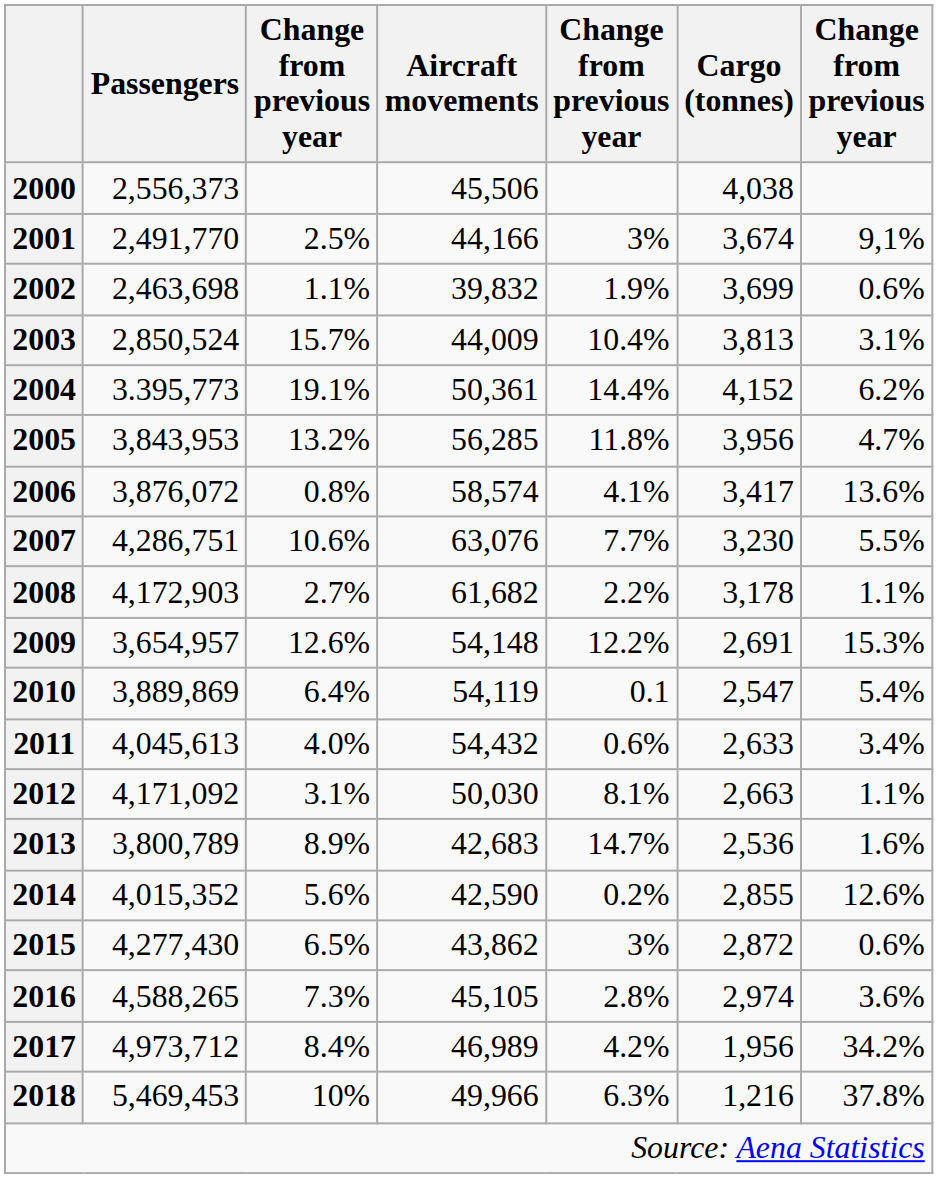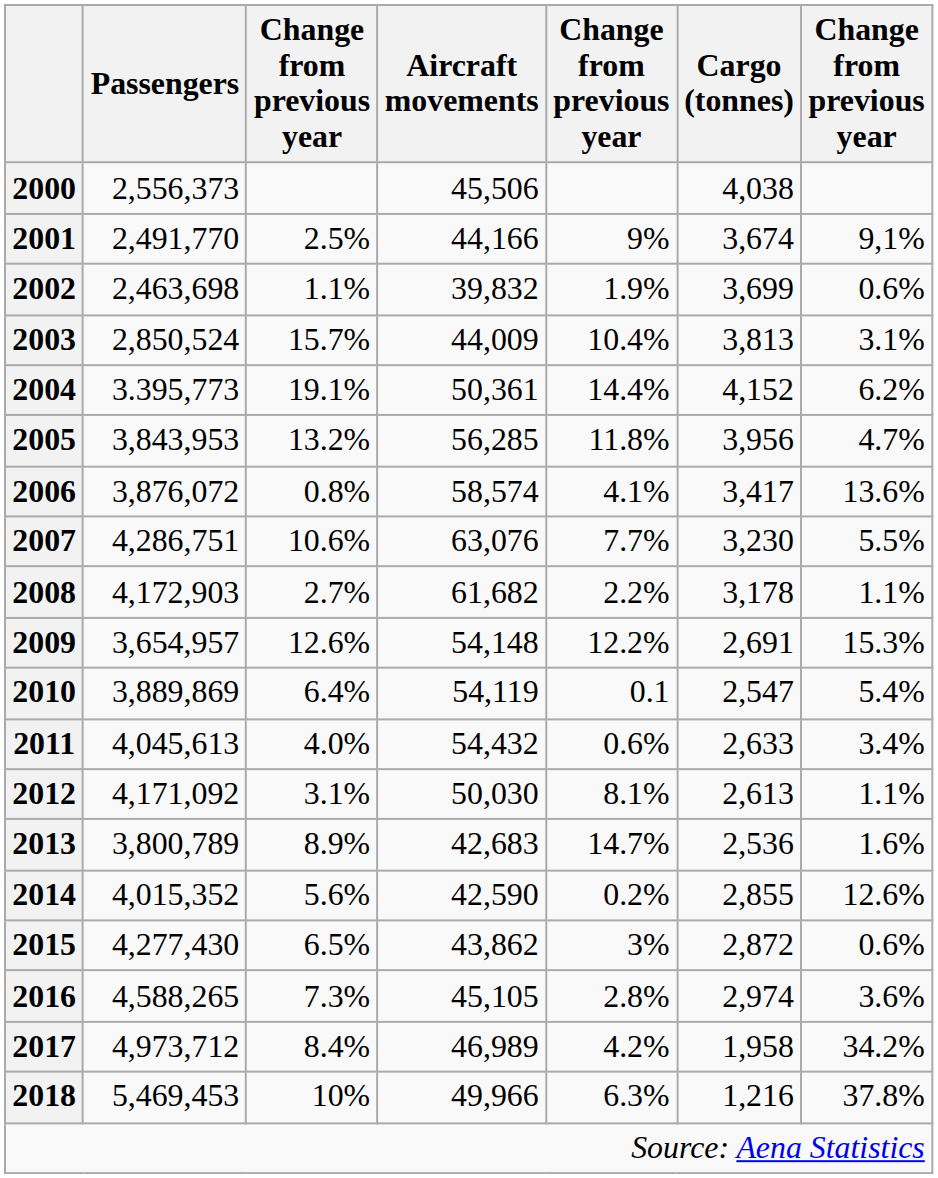(648, 238) 3% -> (648, 238) 9%
(758, 793) 2,663 -> (758, 793) 2,613
(758, 1046) 1,956 -> (758, 1046) 1,958
